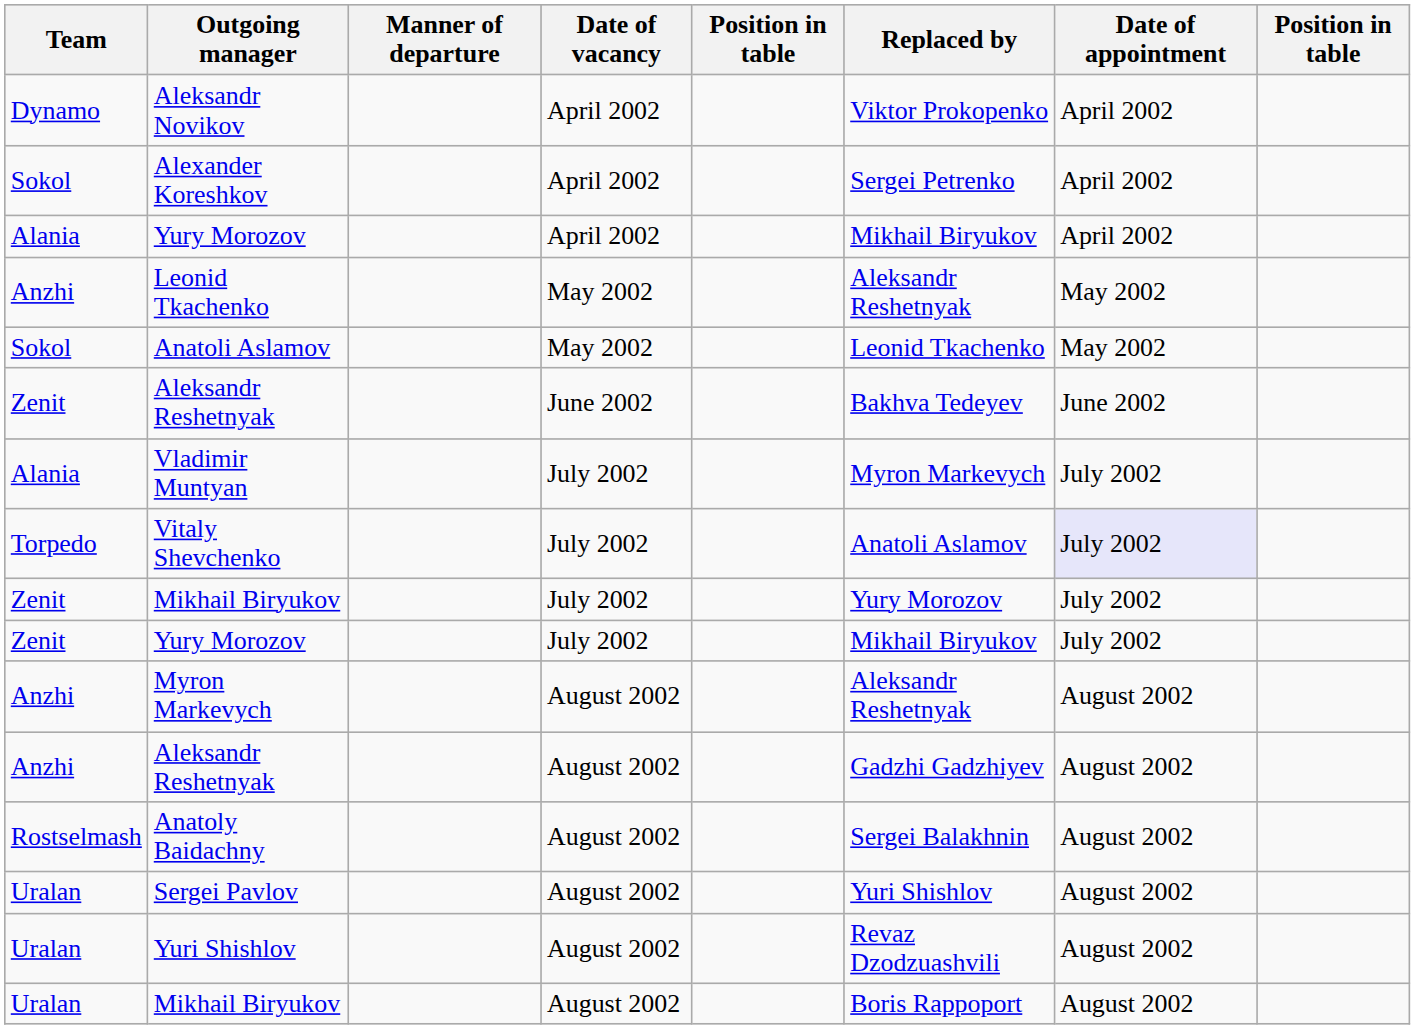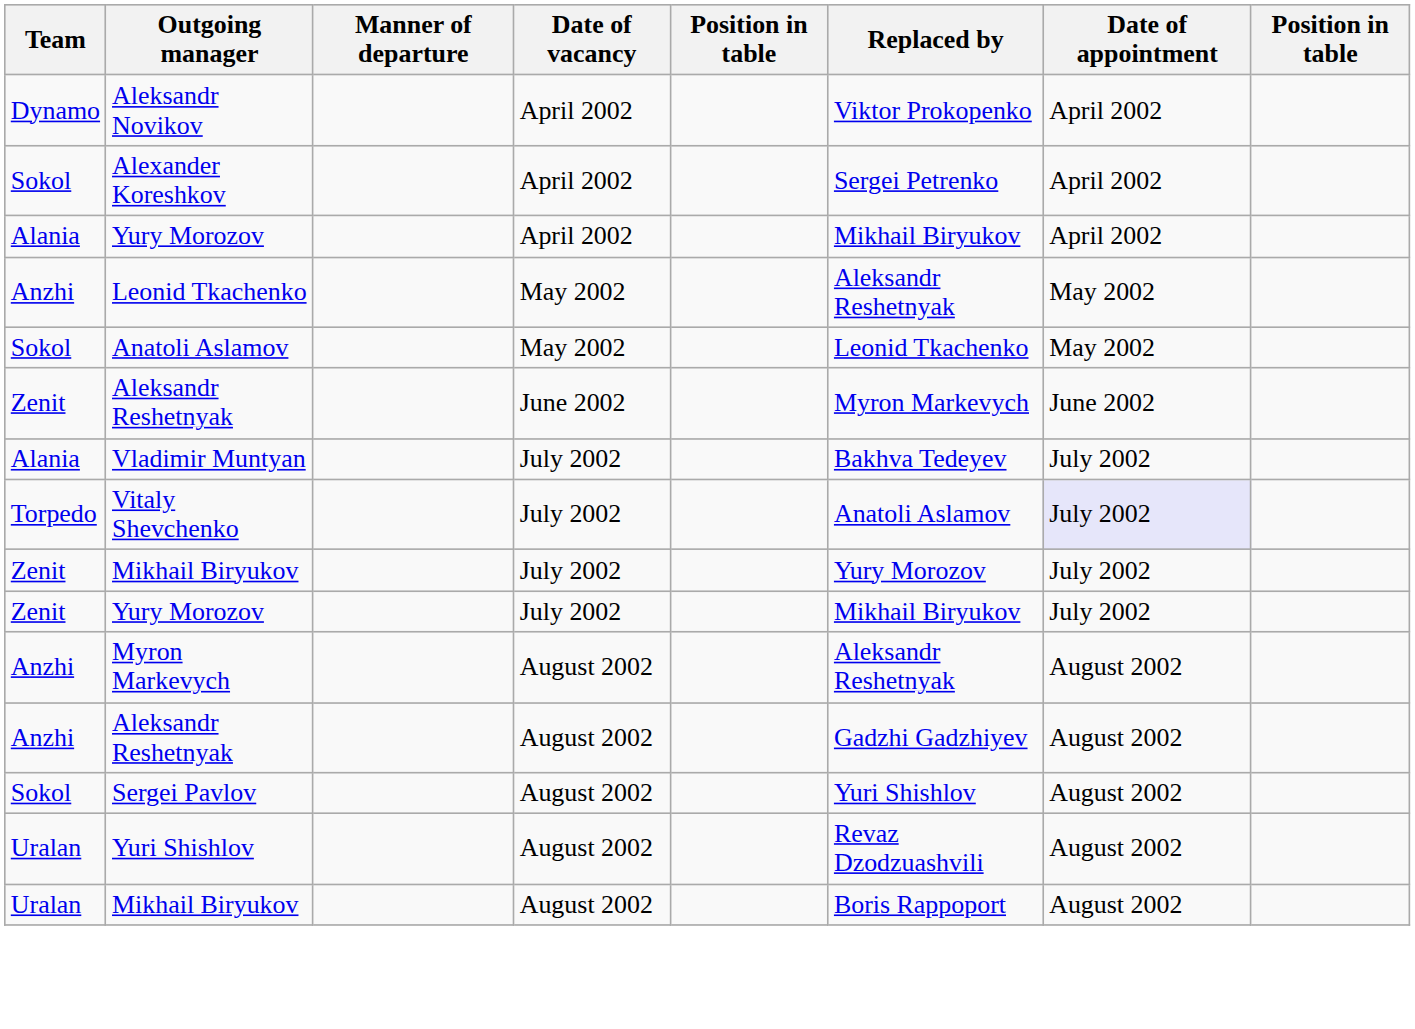(937, 402) Bakhva Tedeyev -> (931, 402) Myron Markevych
(948, 473) Myron Markevych -> (920, 458) Bakhva Tedeyev
- row: (209, 836)
(46, 892) Uralan -> (41, 792) Sokol
